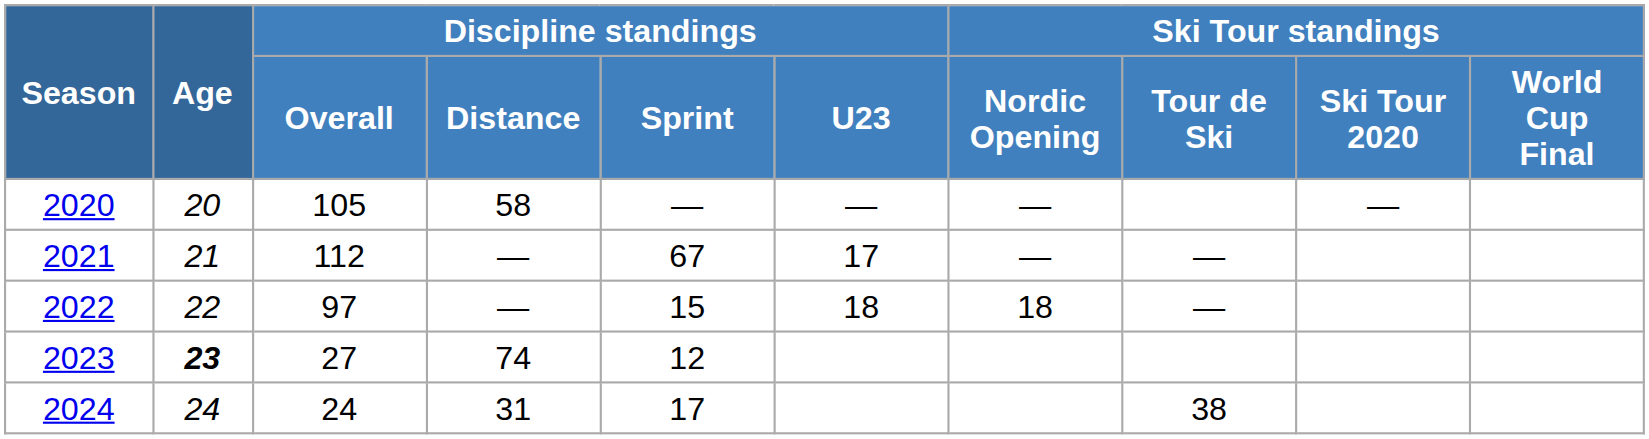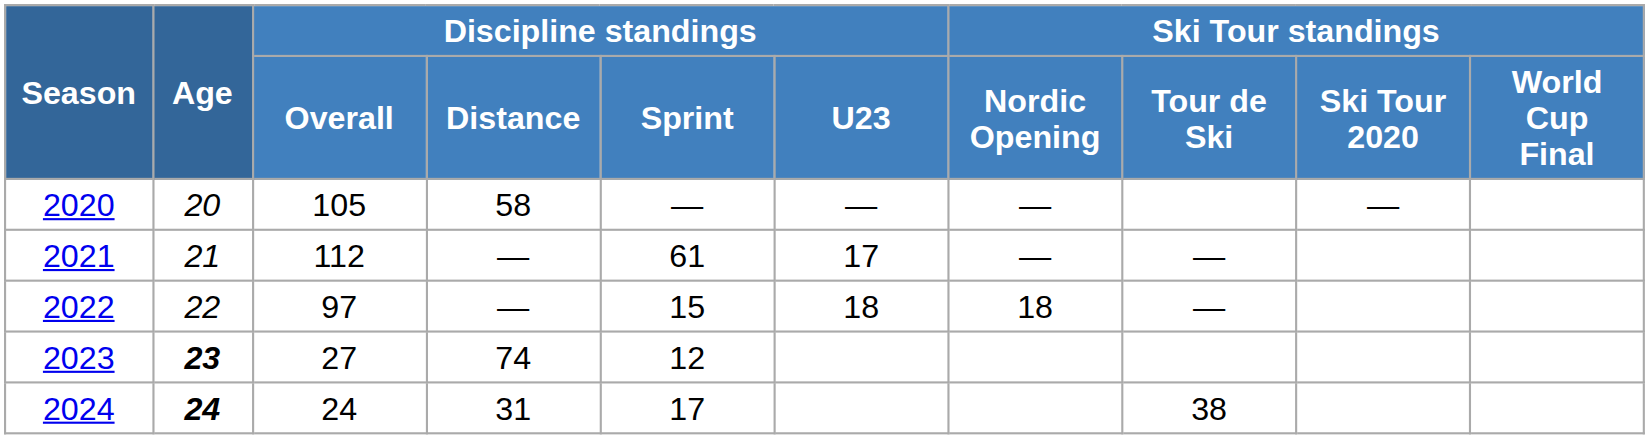(687, 256) 67 -> (687, 256) 61
(202, 409) normal -> (202, 409) bold
